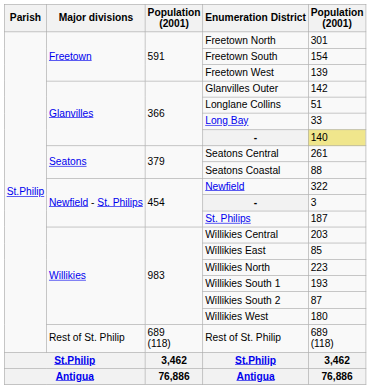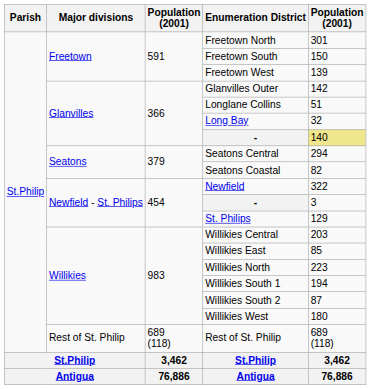(319, 56) 154 -> (319, 56) 150
(316, 121) 33 -> (316, 121) 32
(319, 154) 261 -> (319, 154) 294
(316, 170) 88 -> (316, 170) 82
(319, 219) 187 -> (319, 219) 129
(319, 283) 193 -> (319, 283) 194
